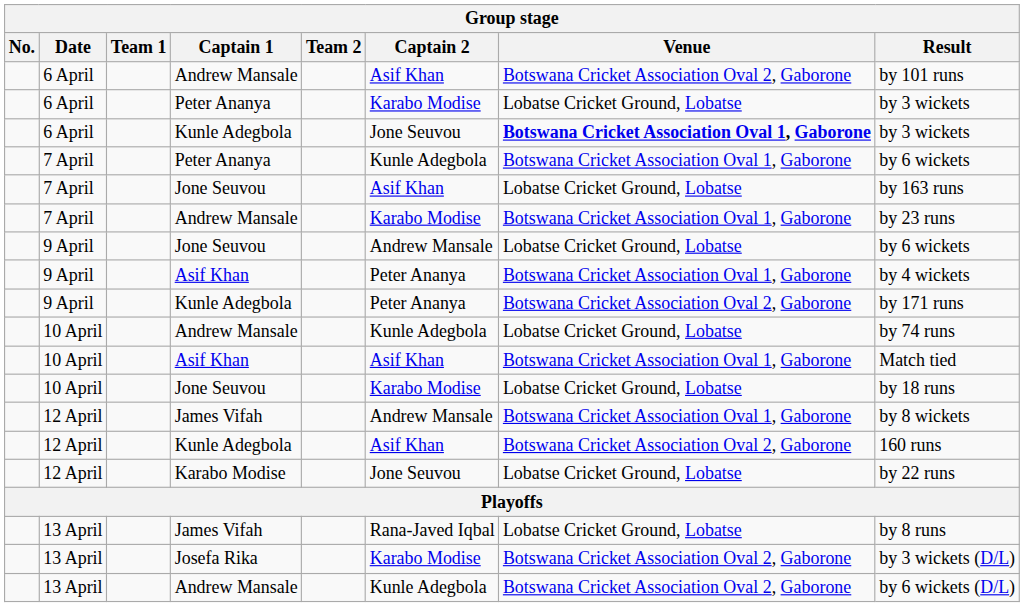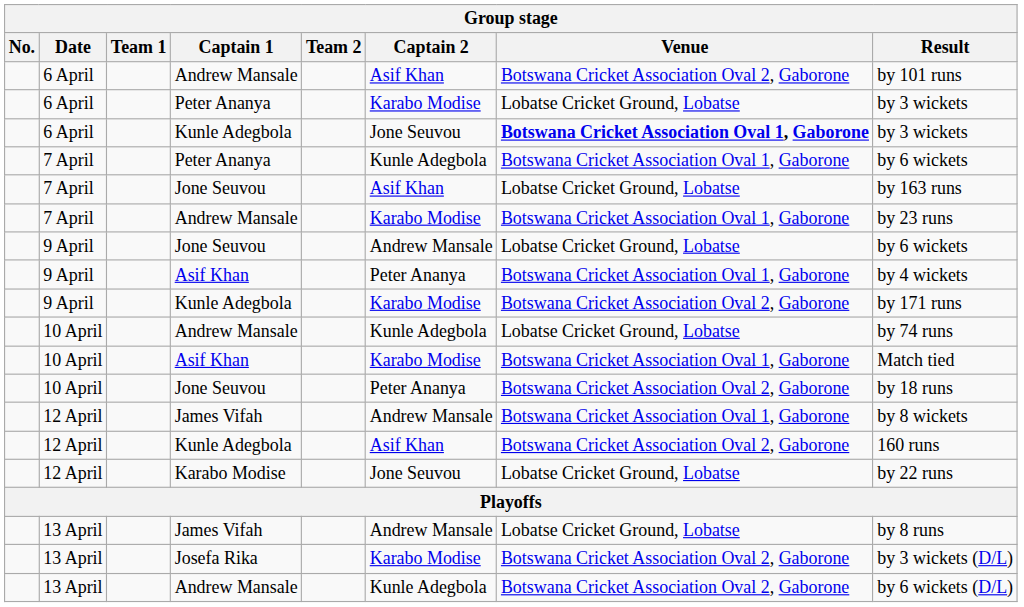(418, 302) Peter Ananya -> (425, 302) Karabo Modise
(407, 359) Asif Khan -> (425, 359) Karabo Modise
(425, 388) Karabo Modise -> (418, 388) Peter Ananya
(622, 388) Lobatse Cricket Ground, Lobatse -> (675, 388) Botswana Cricket Association Oval 2, Gaborone
(432, 530) Rana-Javed Iqbal -> (431, 530) Andrew Mansale
